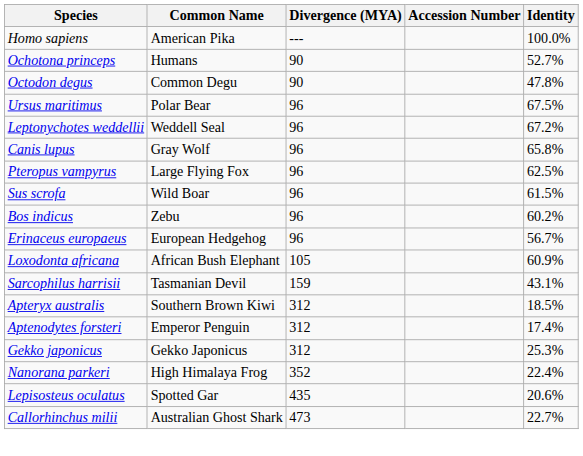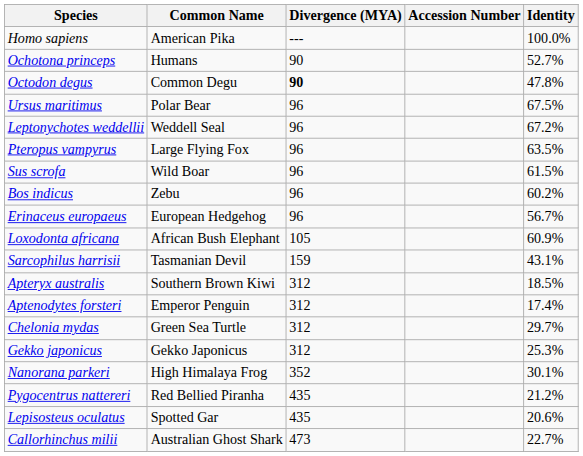(296, 82) normal -> (296, 82) bold
- row: (41, 149)
(545, 171) 62.5% -> (545, 149) 63.5%
+ row: (53, 328)
(545, 372) 22.4% -> (545, 372) 30.1%
+ row: (69, 395)
